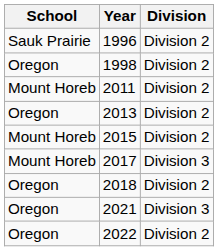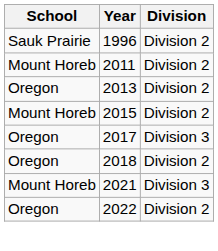- row: (120, 64)
(52, 161) Mount Horeb -> (33, 137) Oregon
(33, 209) Oregon -> (52, 185) Mount Horeb
